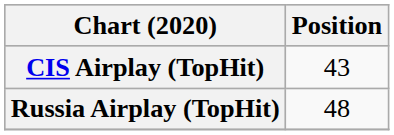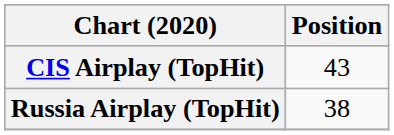(337, 108) 48 -> (337, 108) 38
